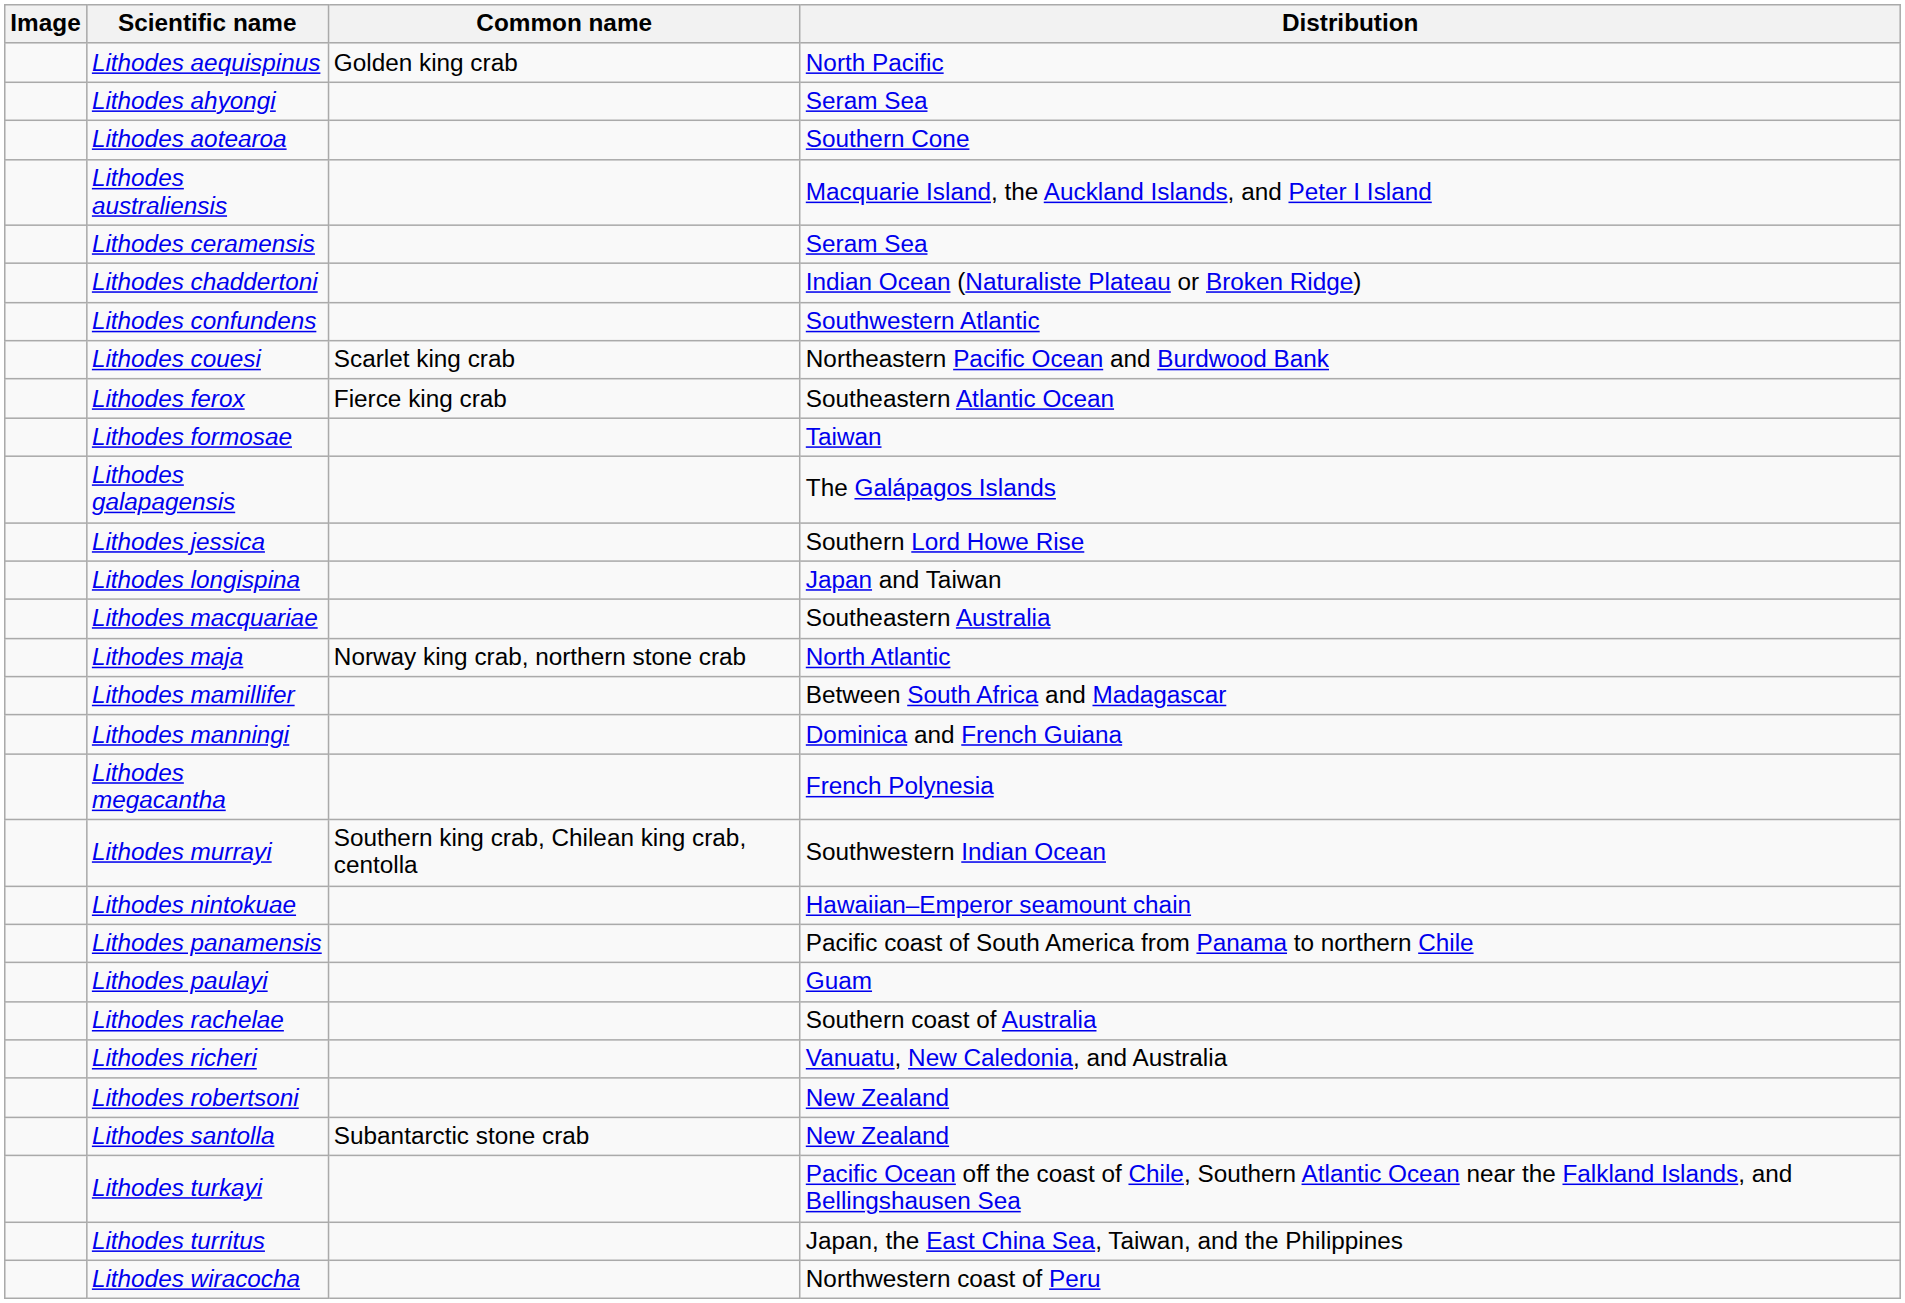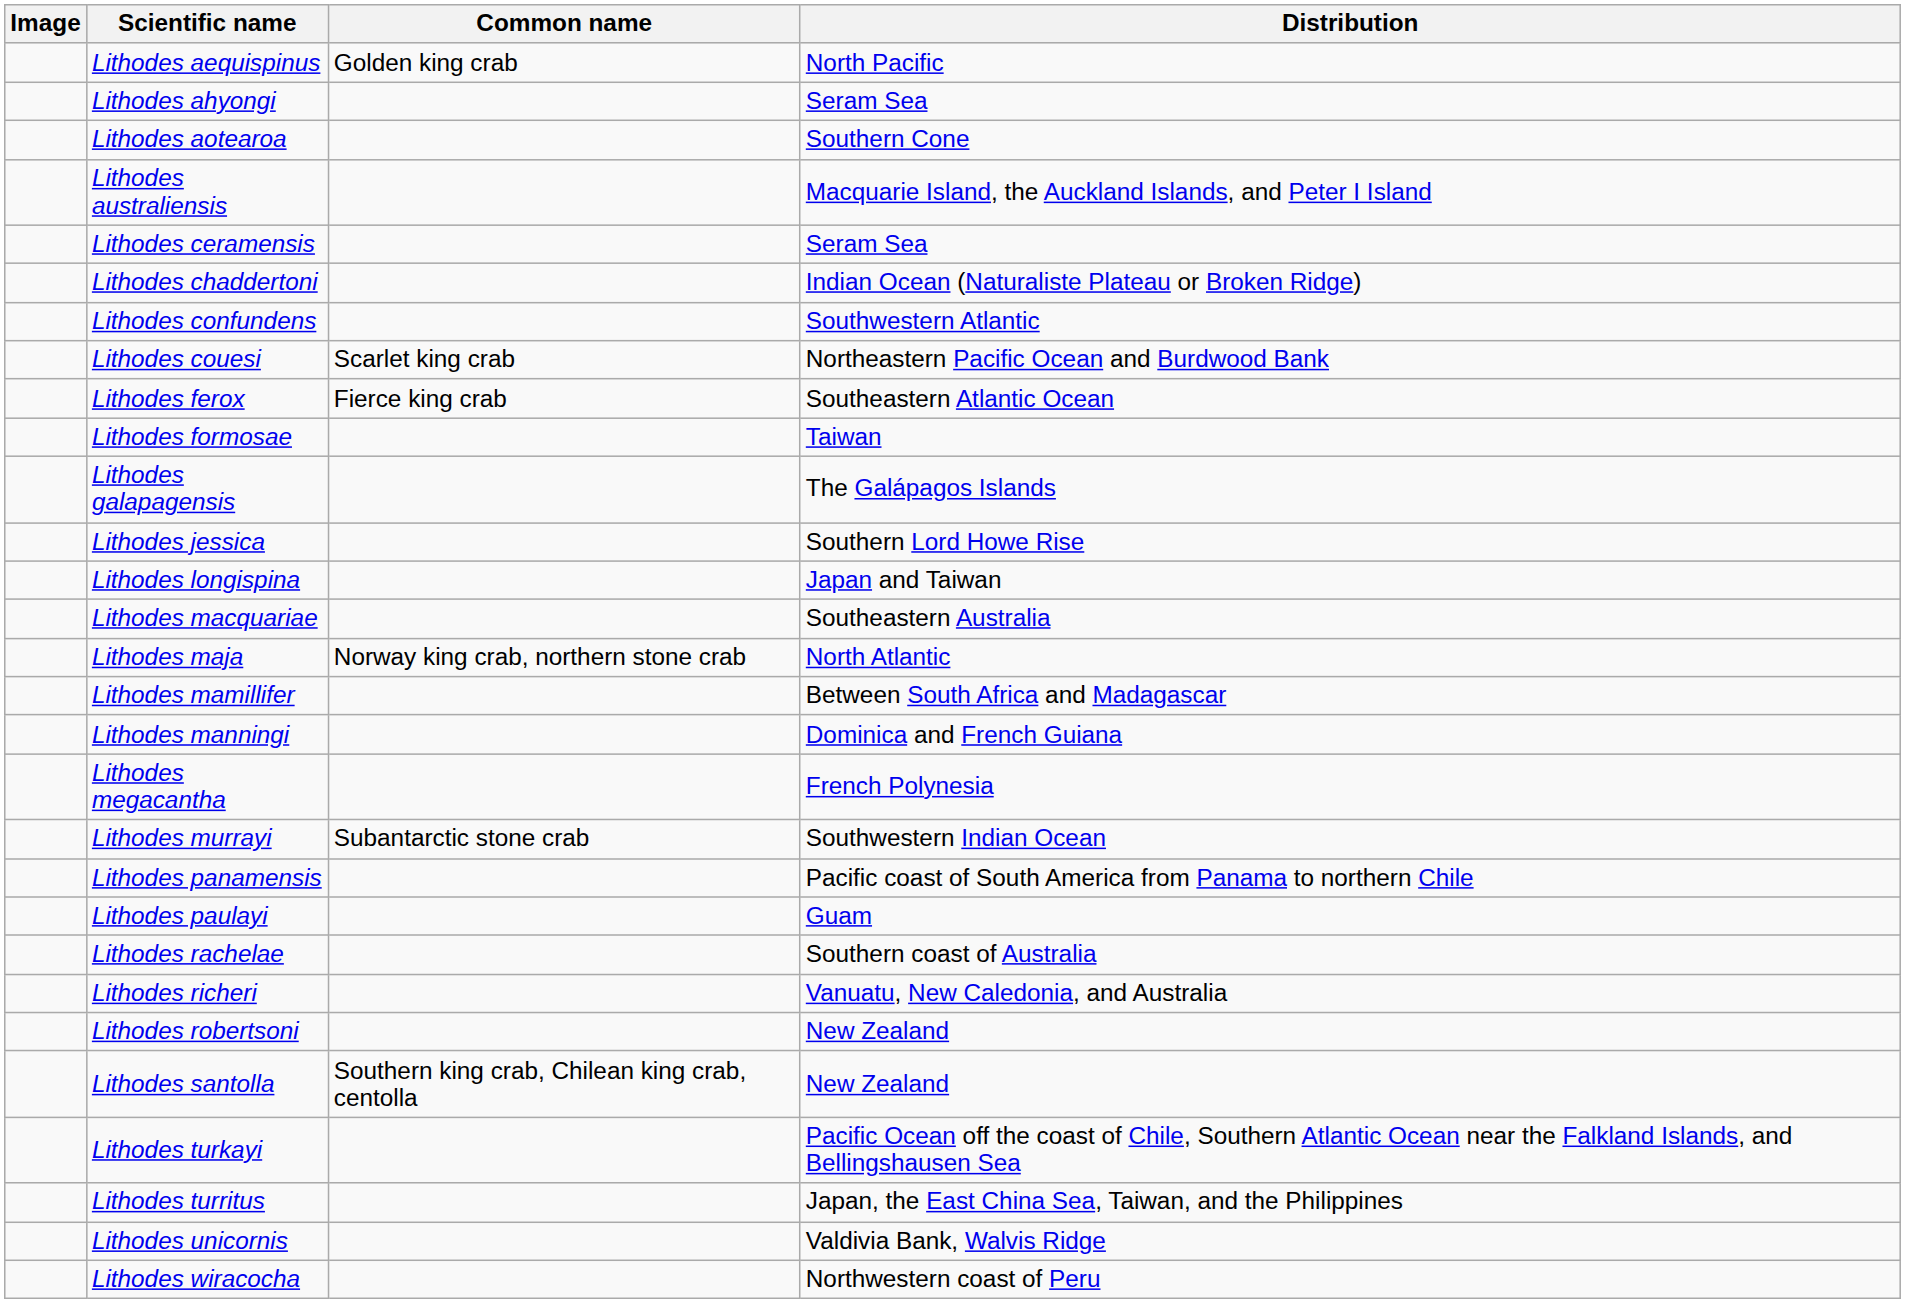(540, 852) Southern king crab, Chilean king crab, centolla -> (462, 838) Subantarctic stone crab
- row: (194, 904)
(462, 1136) Subantarctic stone crab -> (540, 1083) Southern king crab, Chilean king crab, centolla
+ row: (190, 1240)
